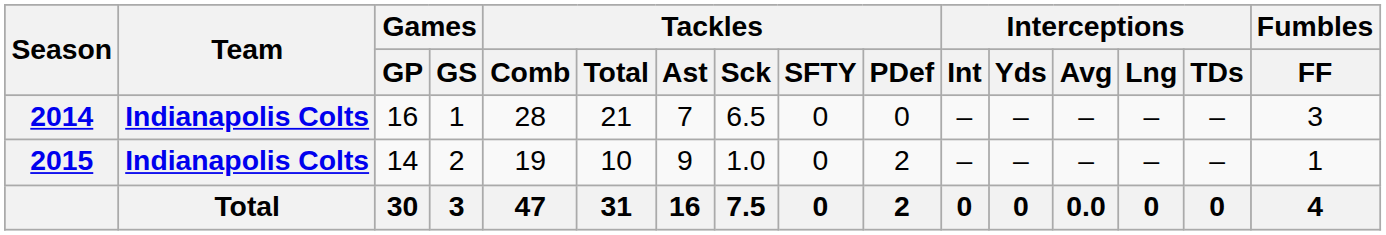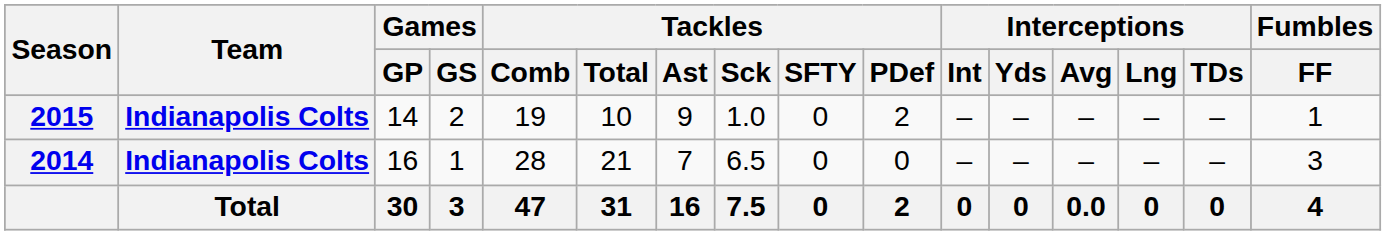rows swapped: (62, 116) <-> (62, 161)
